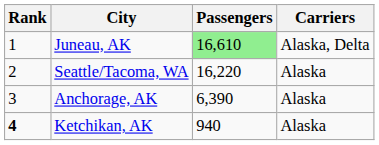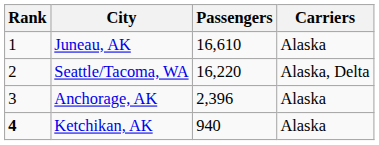(219, 45) lightgreen background -> (219, 45) no background
(325, 45) Alaska, Delta -> (303, 45) Alaska
(303, 72) Alaska -> (325, 72) Alaska, Delta
(215, 99) 6,390 -> (215, 99) 2,396
